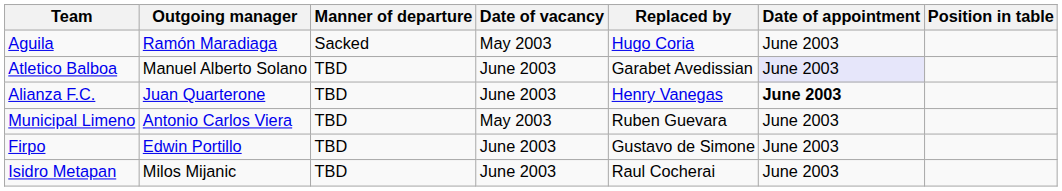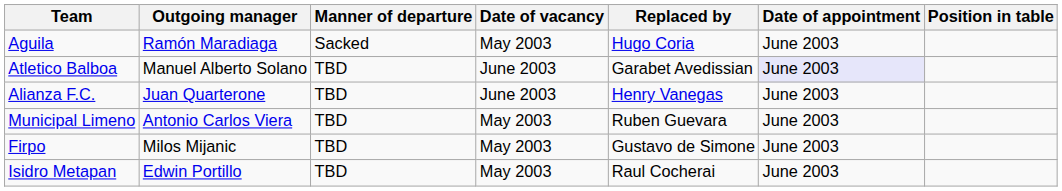(802, 95) bold -> (801, 95) normal
(192, 146) Edwin Portillo -> (190, 146) Milos Mijanic
(518, 146) June 2003 -> (516, 146) May 2003
(190, 172) Milos Mijanic -> (192, 172) Edwin Portillo
(518, 172) June 2003 -> (516, 172) May 2003
